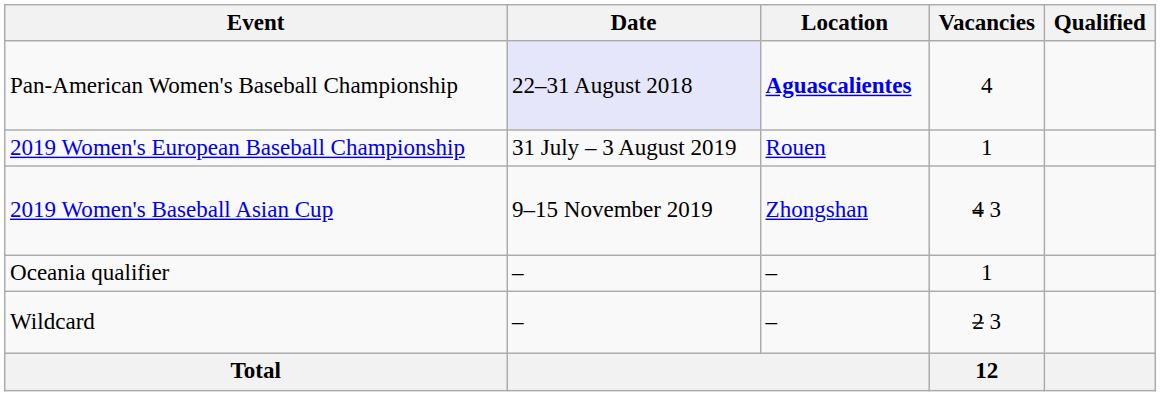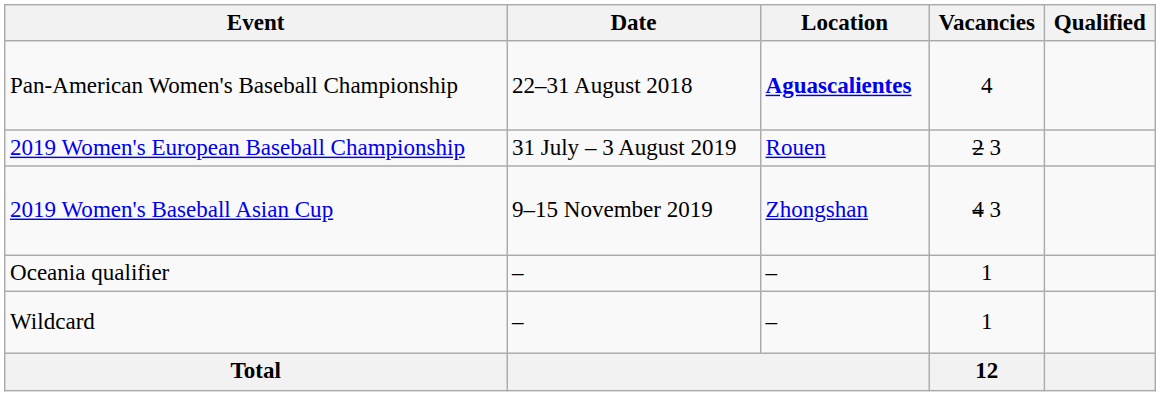(602, 85) lavender background -> (602, 85) no background
(987, 147) 1 -> (987, 147) 2 3
(987, 322) 2 3 -> (987, 322) 1
